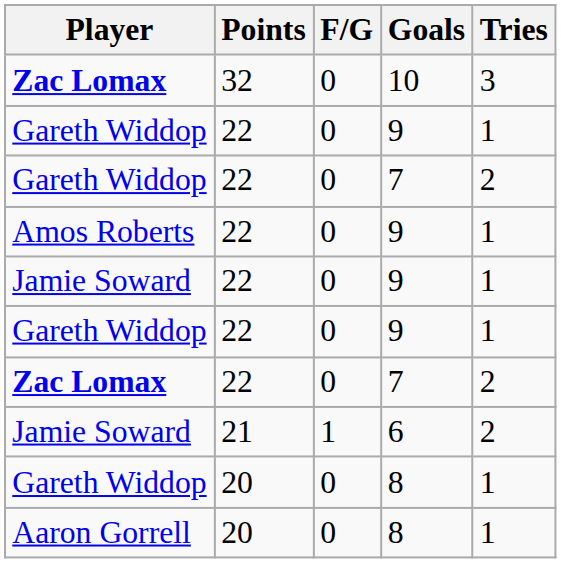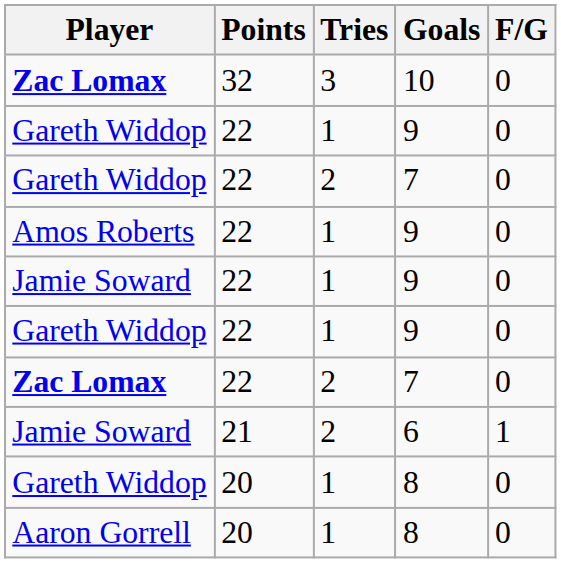columns swapped: (514, 29) <-> (347, 29)
